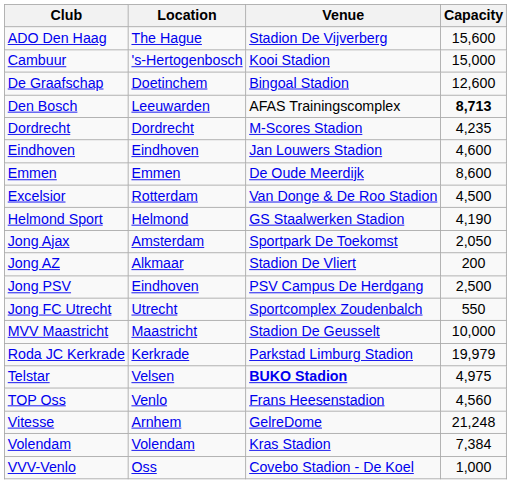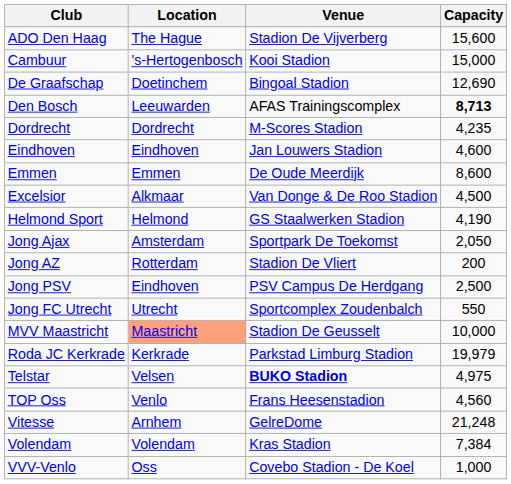(474, 83) 12,600 -> (474, 83) 12,690
(165, 196) Rotterdam -> (158, 196) Alkmaar
(158, 264) Alkmaar -> (165, 264) Rotterdam
(164, 331) no background -> (164, 331) lightsalmon background
